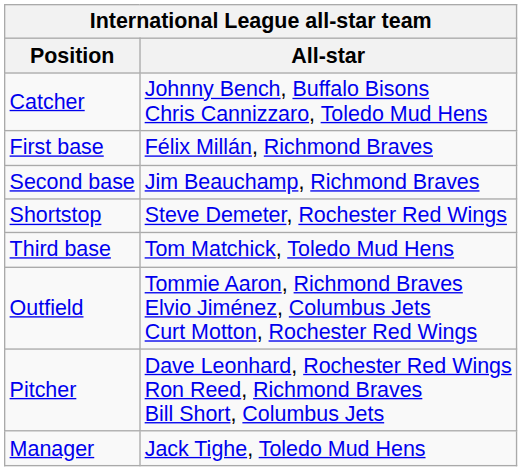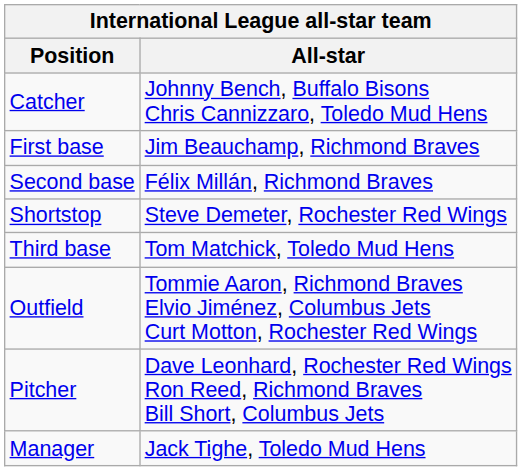(289, 147) Félix Millán, Richmond Braves -> (312, 147) Jim Beauchamp, Richmond Braves
(312, 181) Jim Beauchamp, Richmond Braves -> (289, 181) Félix Millán, Richmond Braves
